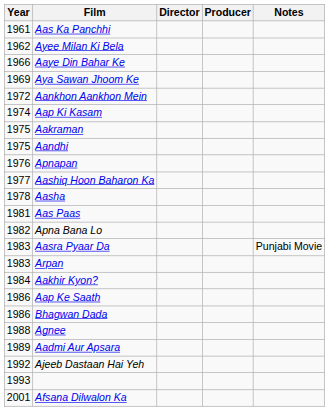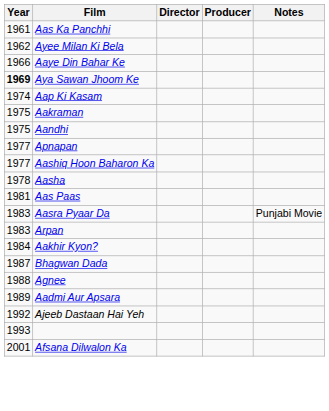(19, 79) normal -> (19, 79) bold
- row: (91, 96)
(19, 163) 1976 -> (19, 146) 1977
- row: (69, 230)
- row: (68, 297)
(19, 314) 1986 -> (19, 264) 1987
